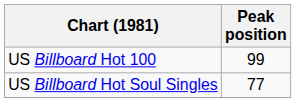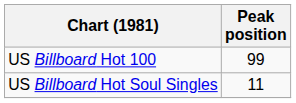(256, 85) 77 -> (256, 85) 11
